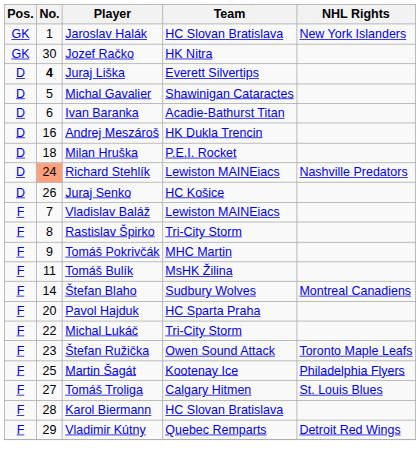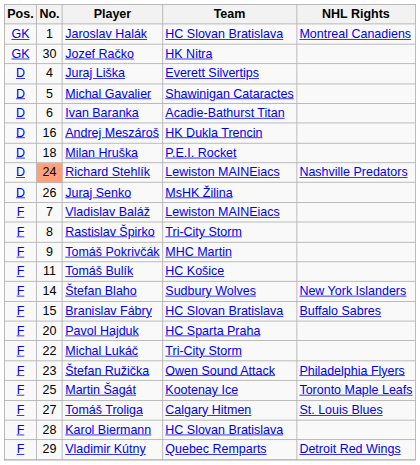(353, 34) New York Islanders -> (355, 34) Montreal Canadiens
(49, 73) bold -> (49, 73) normal
(195, 192) HC Košice -> (199, 192) MsHK Žilina
(199, 271) MsHK Žilina -> (195, 271) HC Košice
(355, 291) Montreal Canadiens -> (353, 291) New York Islanders
+ row: (109, 311)
(356, 350) Toronto Maple Leafs -> (352, 370) Philadelphia Flyers
(352, 370) Philadelphia Flyers -> (356, 390) Toronto Maple Leafs
